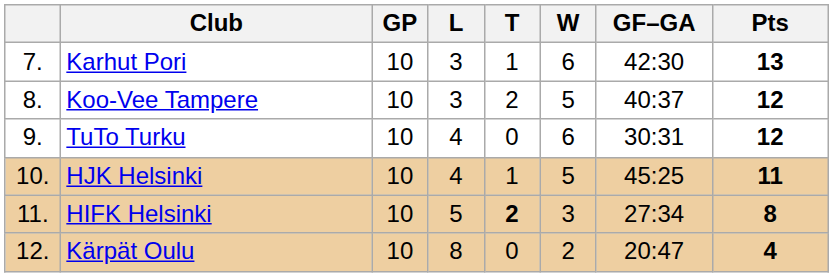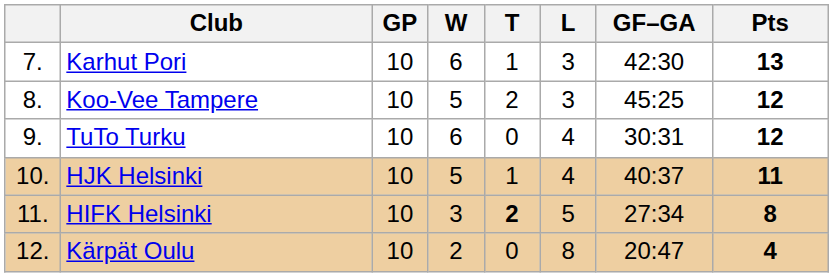columns swapped: (568, 23) <-> (456, 23)
(654, 99) 40:37 -> (654, 99) 45:25
(654, 175) 45:25 -> (654, 175) 40:37
